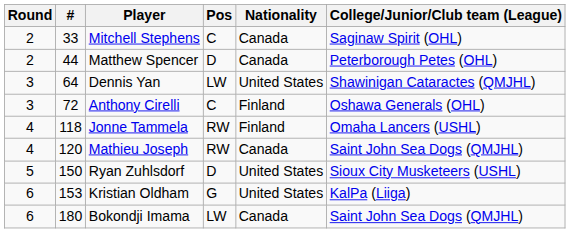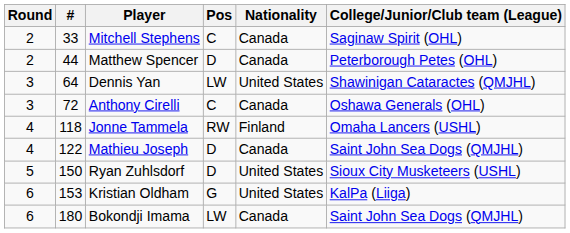(262, 104) Finland -> (263, 104) Canada
(71, 149) 120 -> (71, 149) 122
(218, 149) RW -> (211, 149) D
